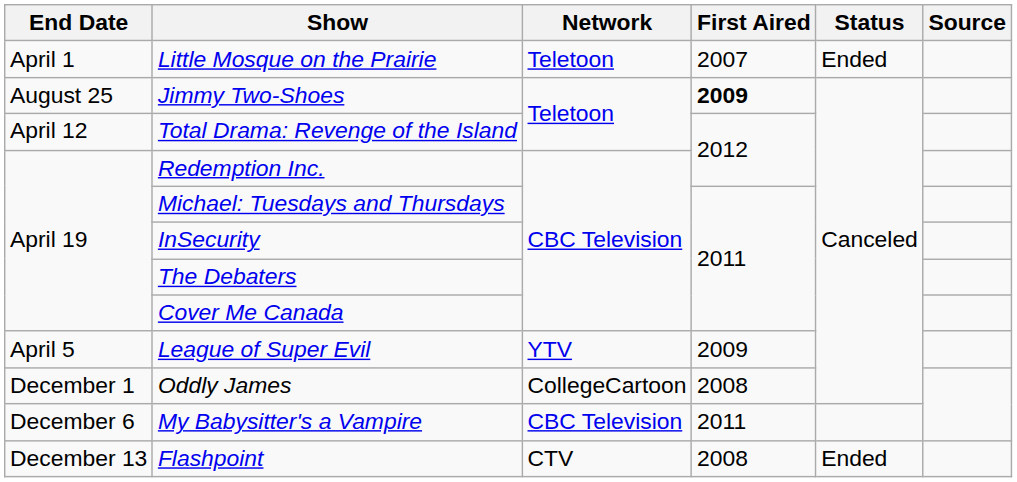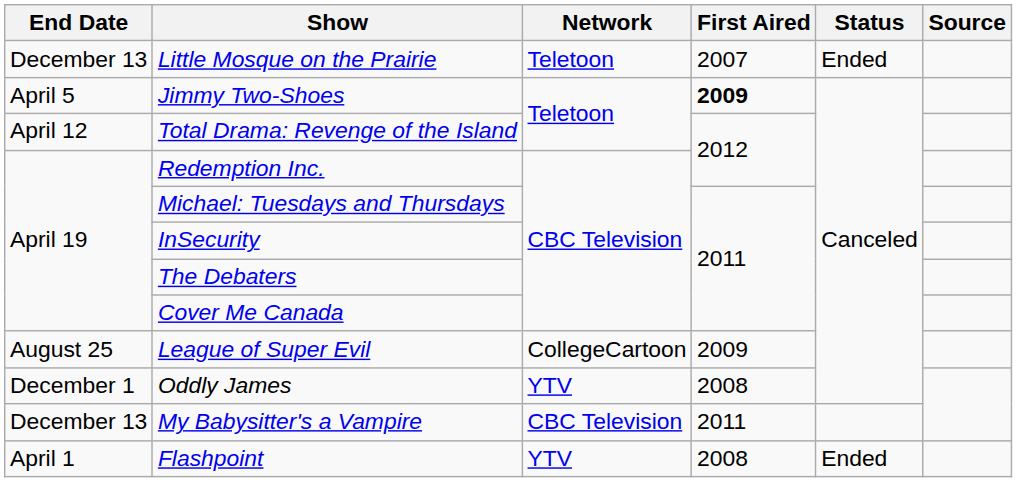(42, 58) April 1 -> (79, 58) December 13
(62, 95) August 25 -> (42, 95) April 5
(42, 349) April 5 -> (62, 349) August 25
(550, 349) YTV -> (607, 349) CollegeCartoon
(607, 385) CollegeCartoon -> (550, 385) YTV
(72, 421) December 6 -> (79, 421) December 13
(79, 458) December 13 -> (42, 458) April 1
(550, 458) CTV -> (550, 458) YTV
